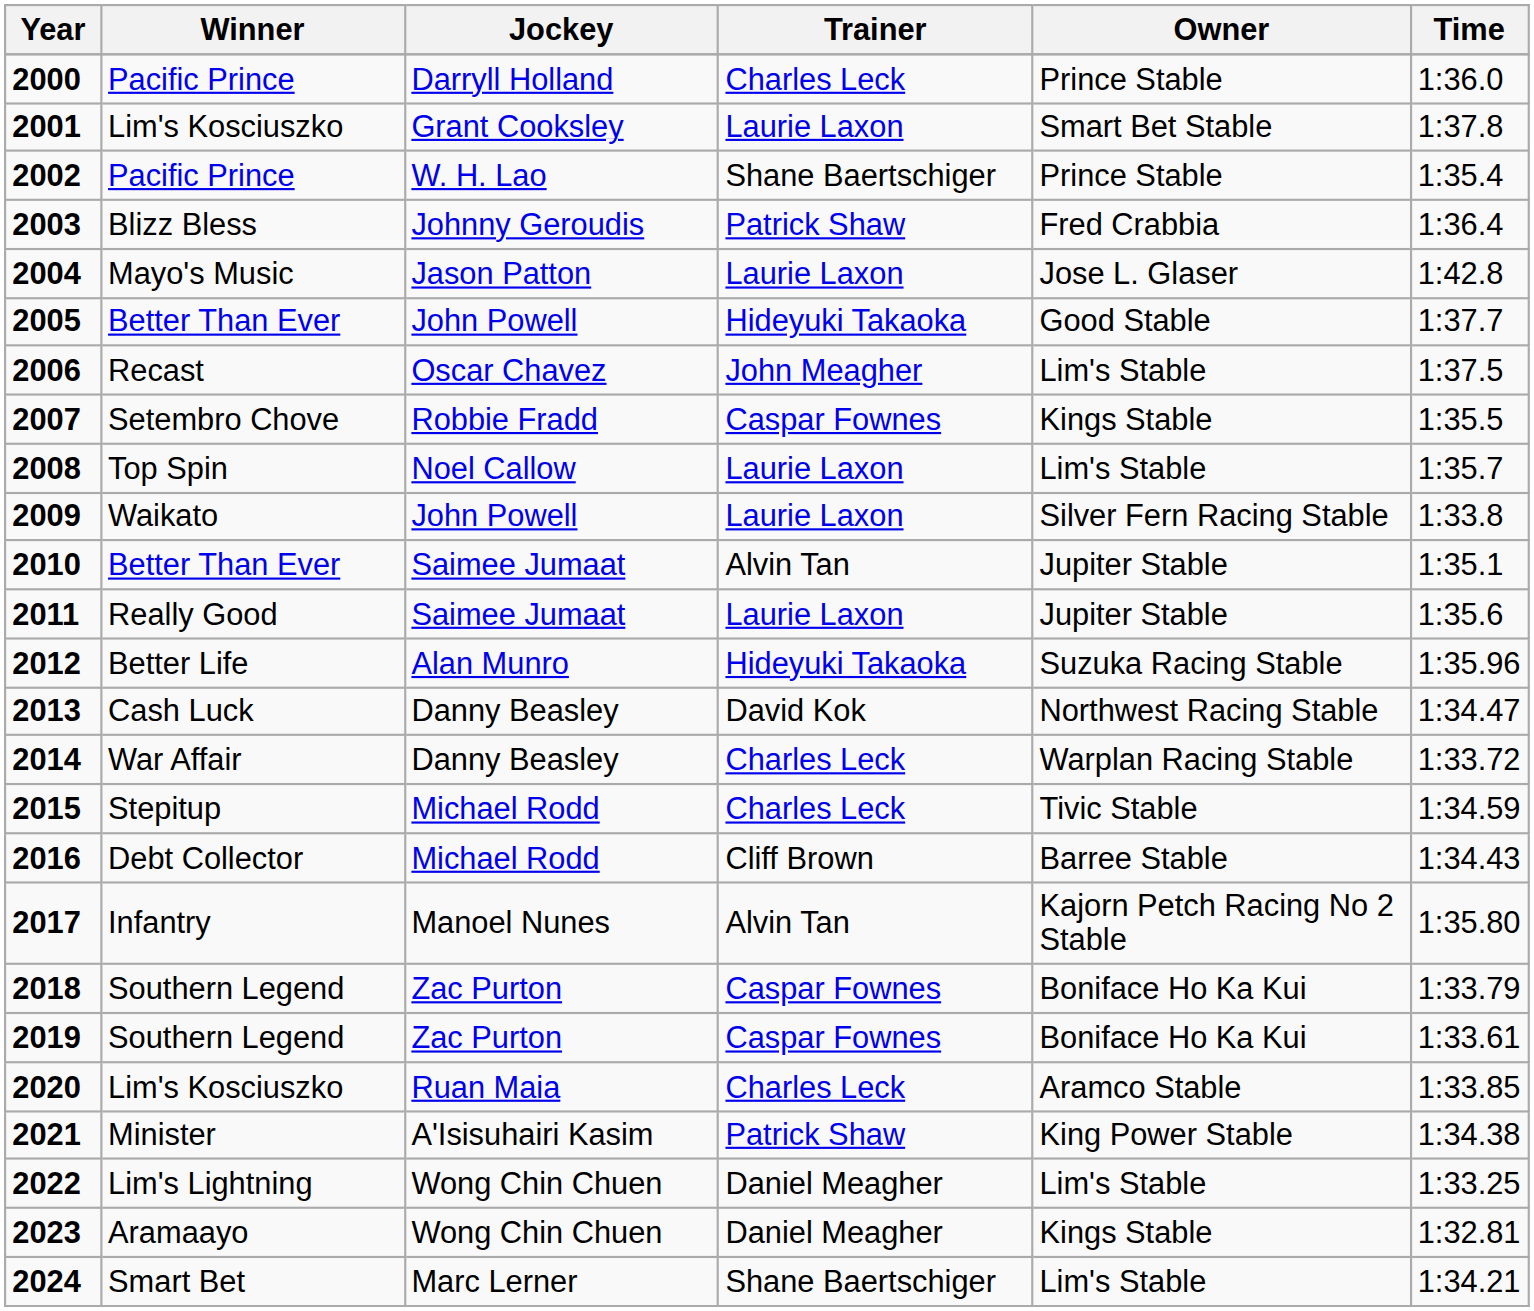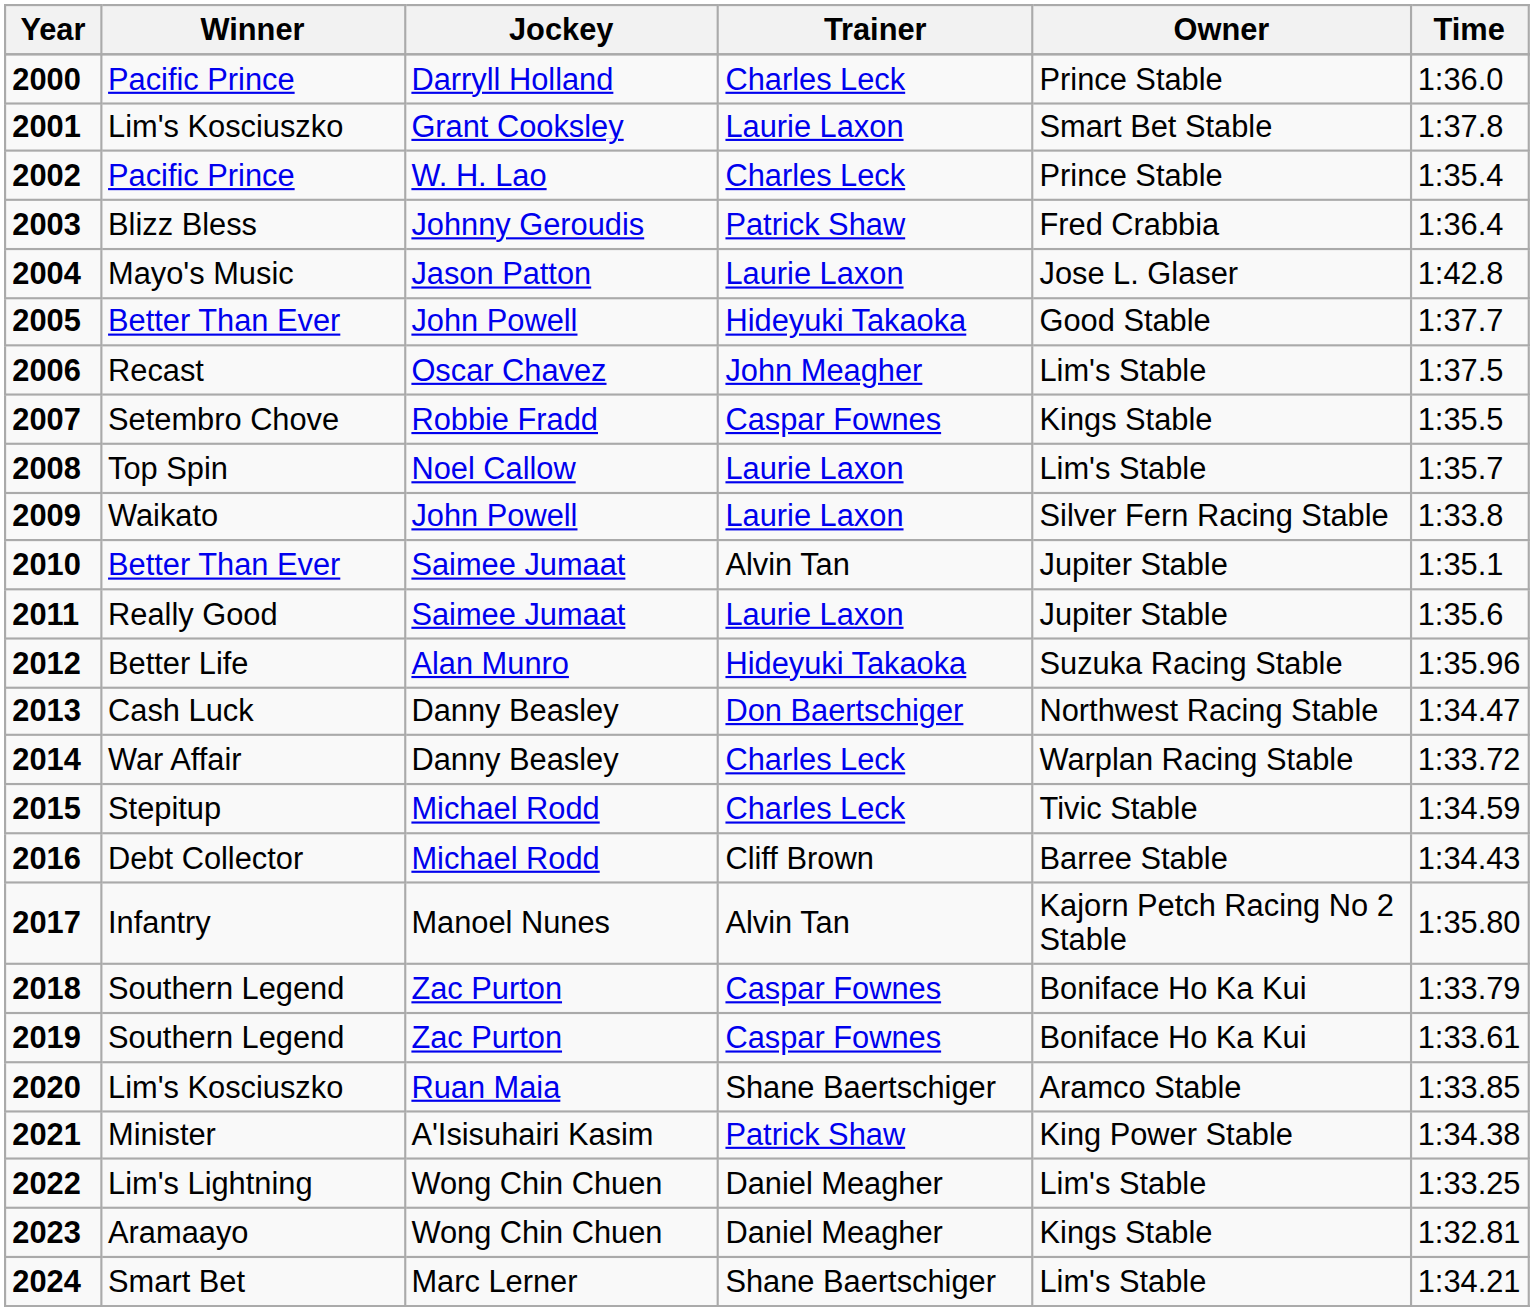(861, 176) Shane Baertschiger -> (815, 176) Charles Leck
(796, 711) David Kok -> (844, 711) Don Baertschiger
(815, 1086) Charles Leck -> (861, 1086) Shane Baertschiger
